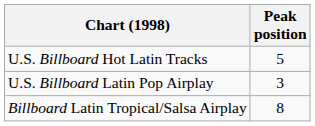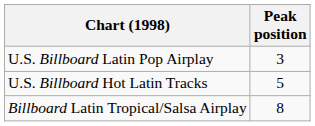rows swapped: (108, 58) <-> (111, 83)
